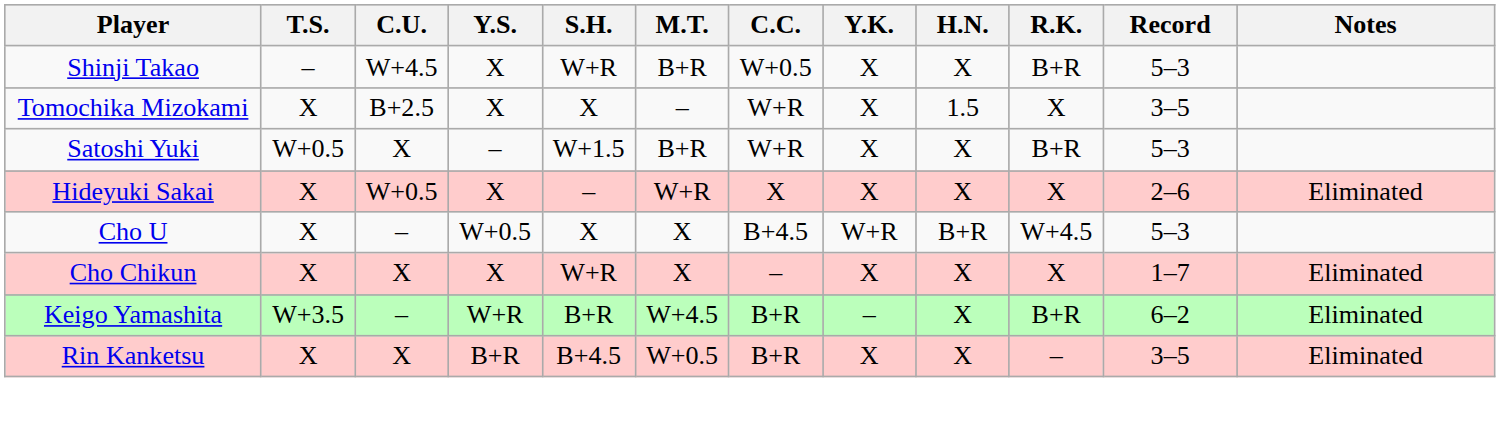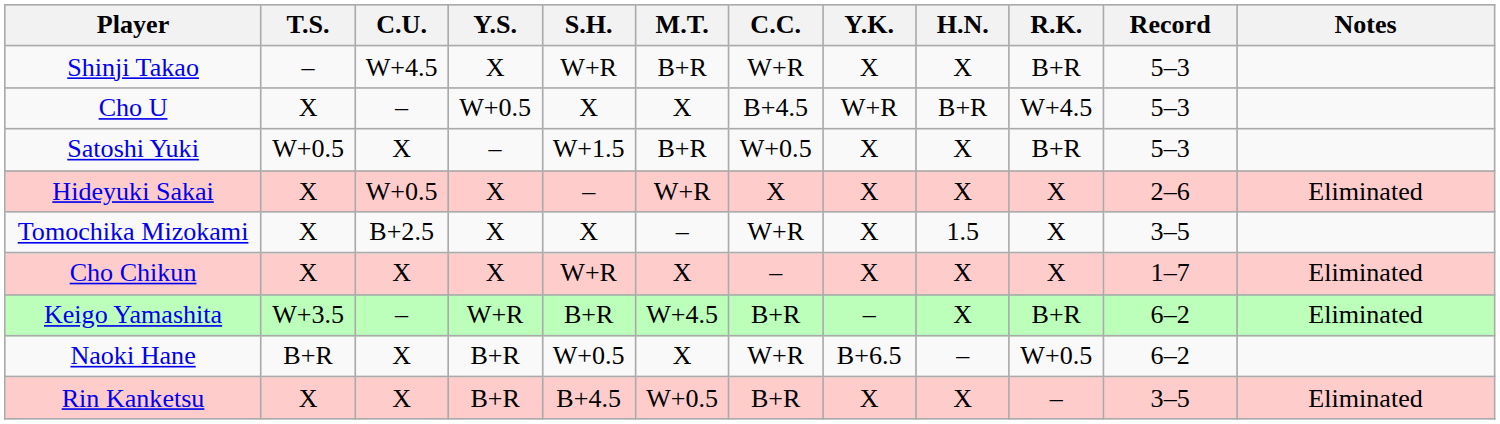(776, 66) W+0.5 -> (776, 66) W+R
rows swapped: (133, 231) <-> (133, 107)
(776, 149) W+R -> (776, 149) W+0.5
+ row: (133, 356)
